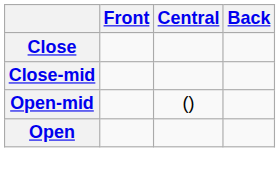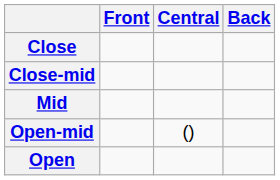+ row: (52, 103)
